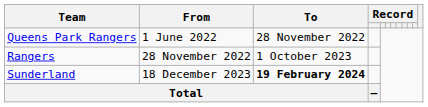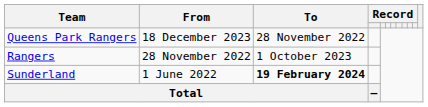(179, 37) 1 June 2022 -> (196, 37) 18 December 2023
(196, 74) 18 December 2023 -> (179, 74) 1 June 2022
